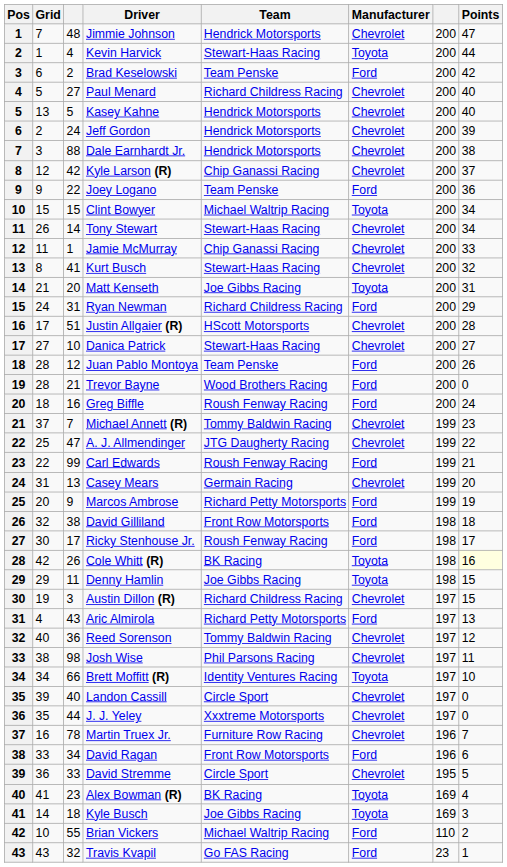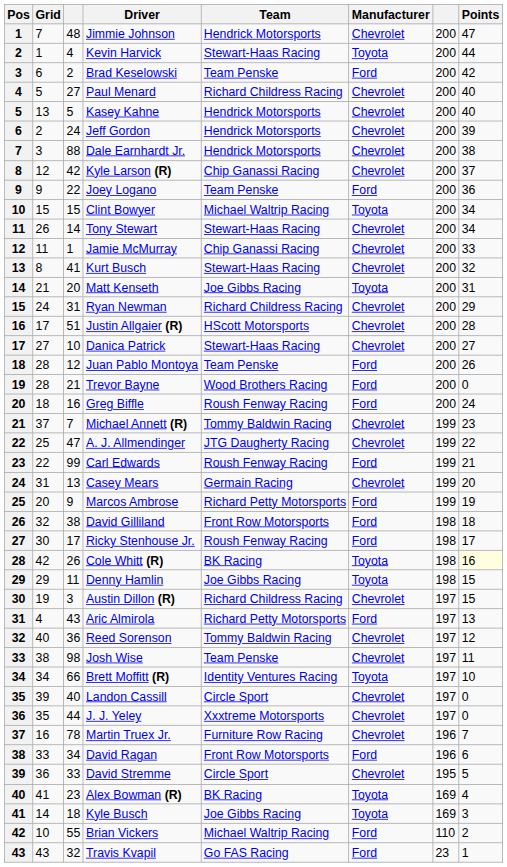(364, 307) Ford -> (378, 307) Chevrolet
(259, 658) Phil Parsons Racing -> (241, 658) Team Penske
